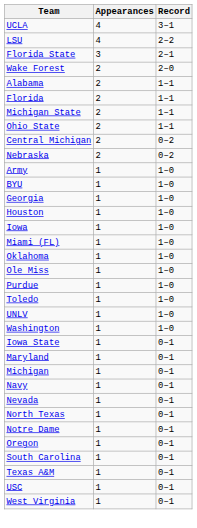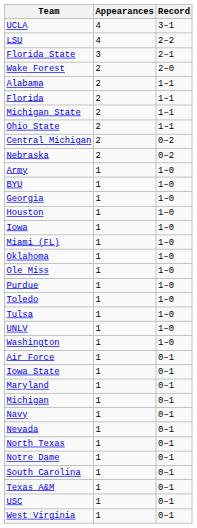+ row: (20, 314)
+ row: (30, 357)
- row: (22, 444)
